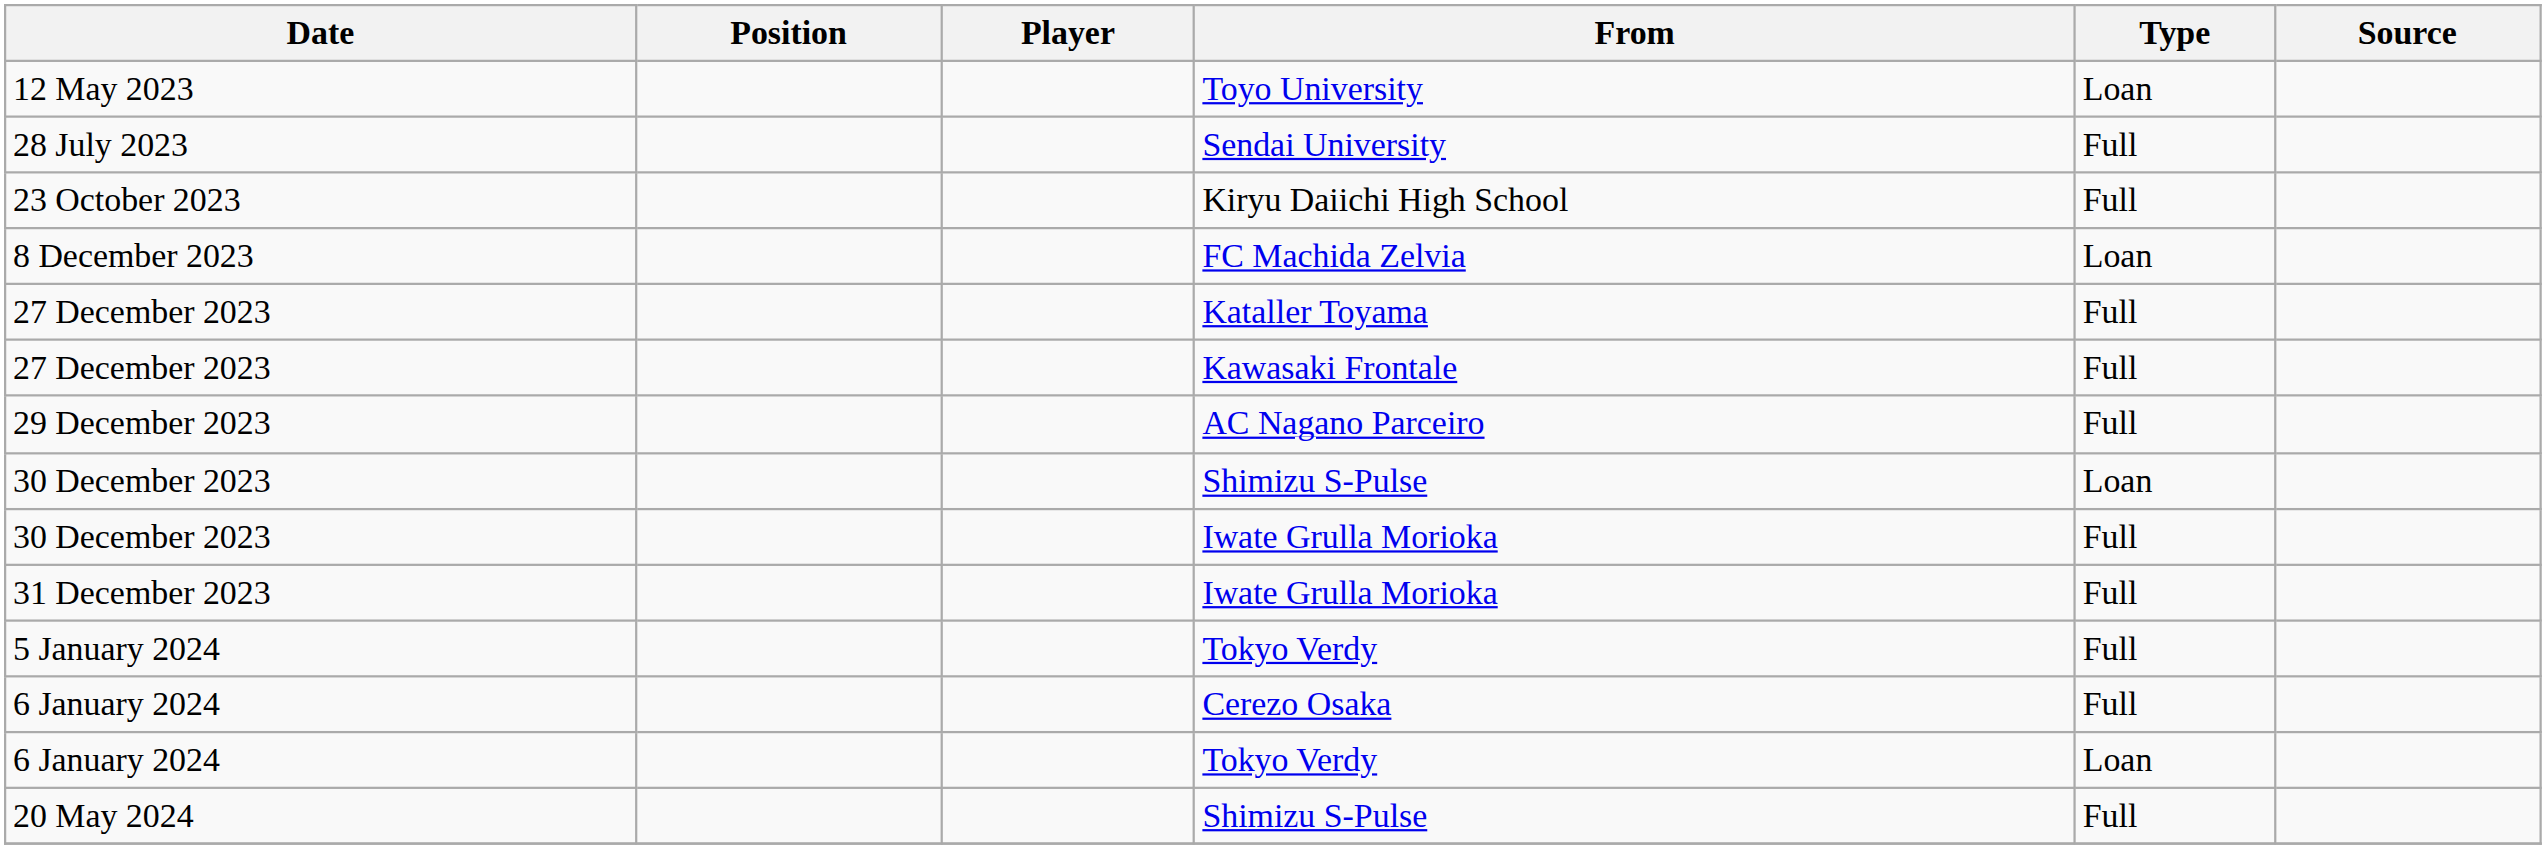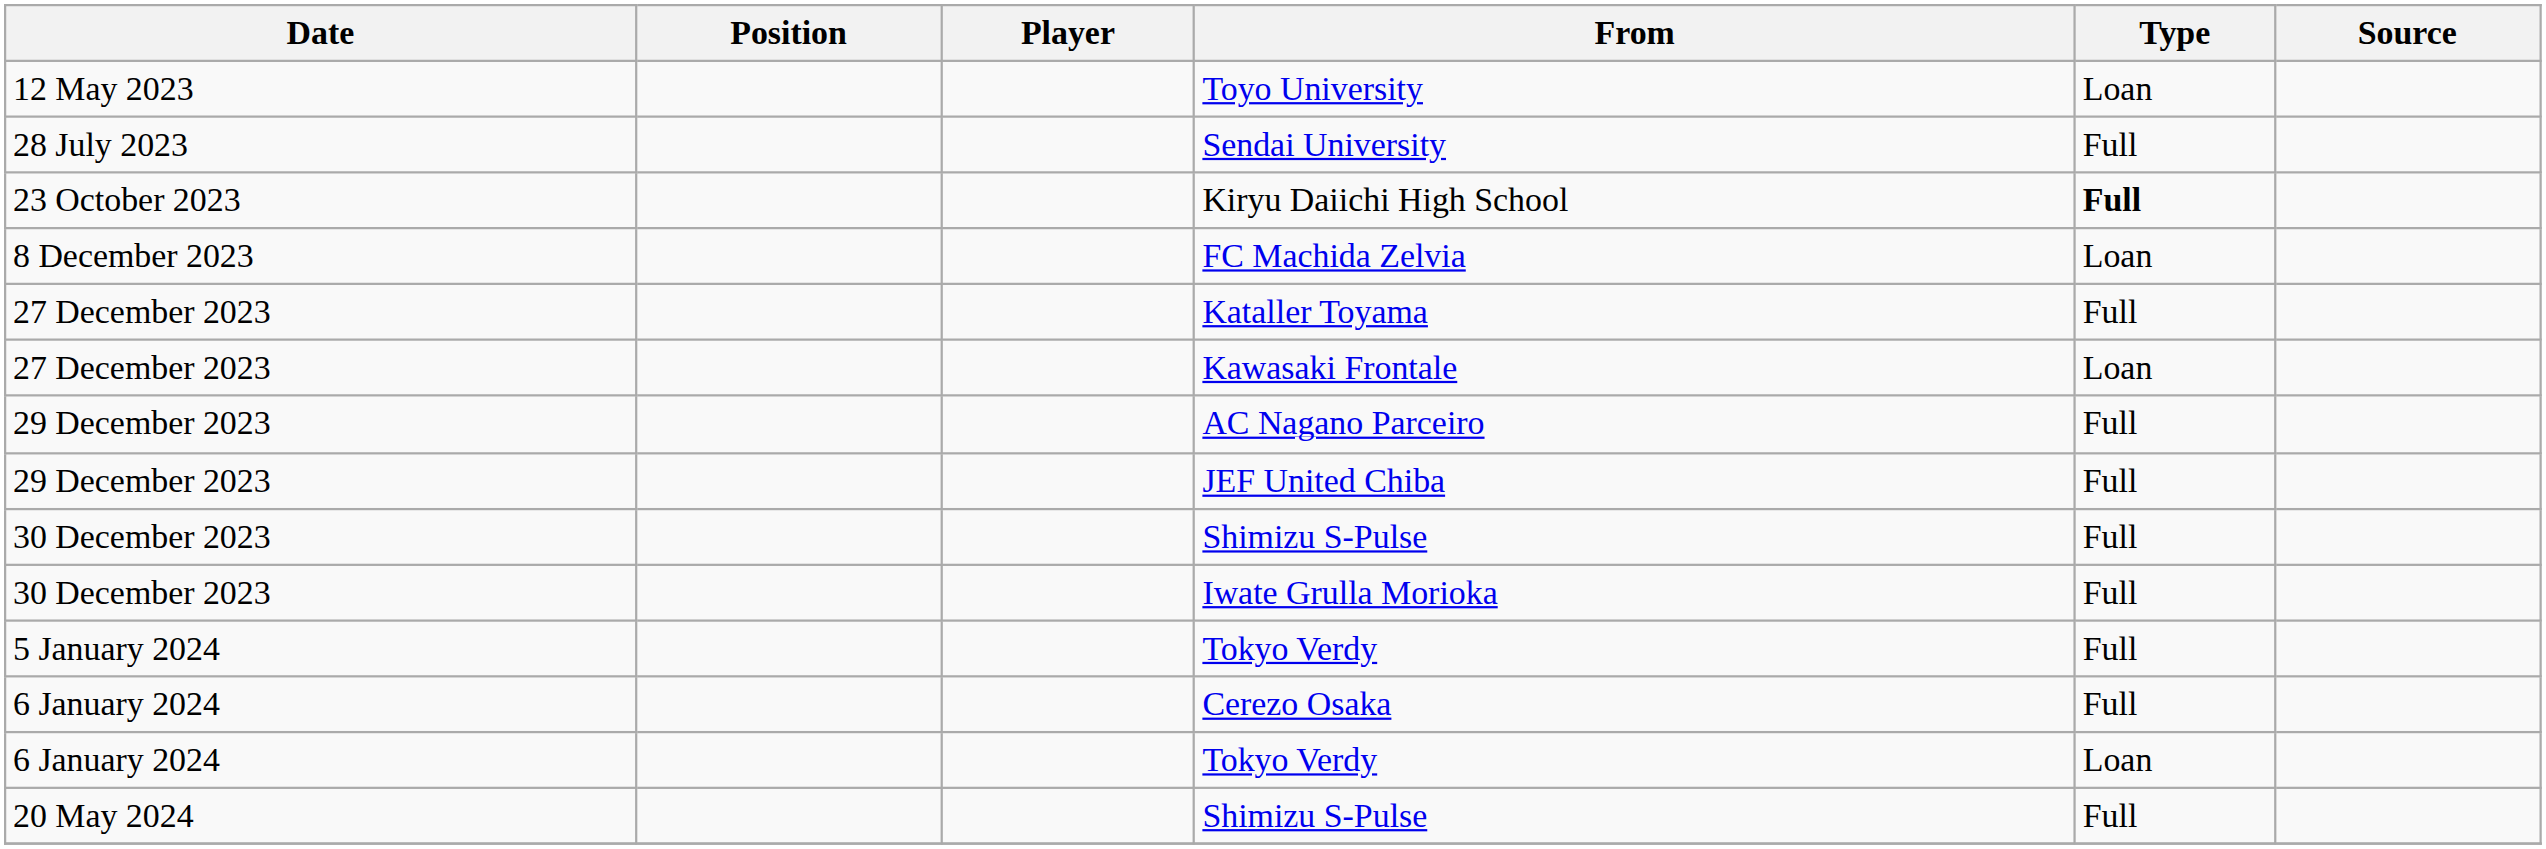(2110, 200) normal -> (2112, 200) bold
(2110, 367) Full -> (2118, 367) Loan
+ row: (142, 479)
(2118, 479) Loan -> (2110, 535) Full
- row: (142, 591)
